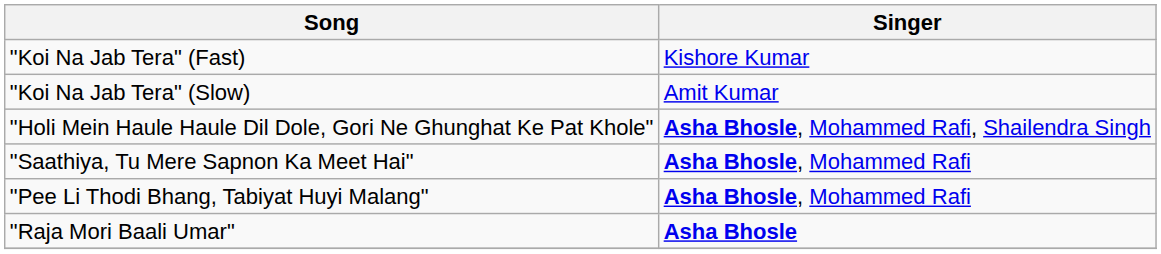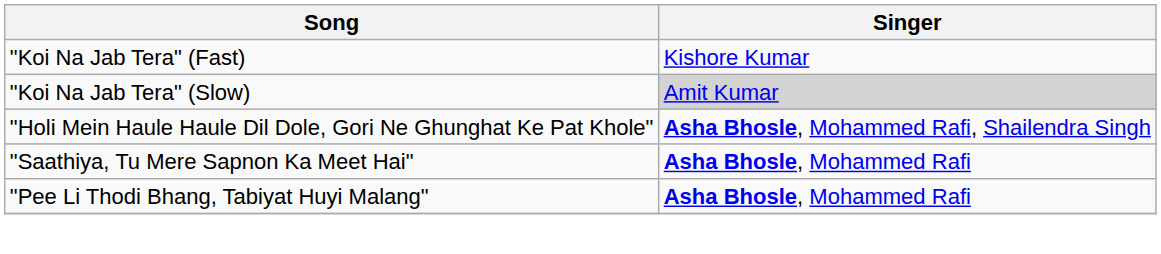(721, 92) no background -> (721, 92) lightgrey background
- row: (122, 232)
